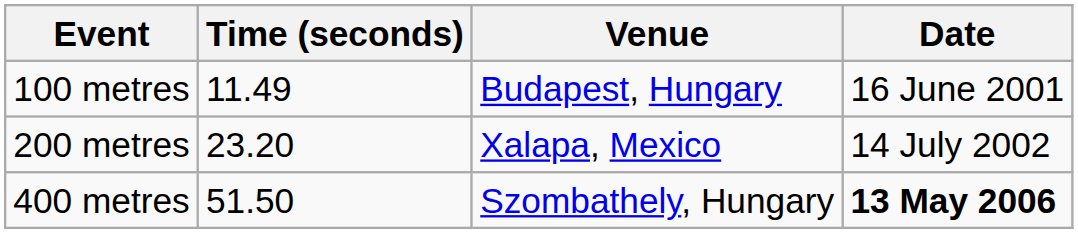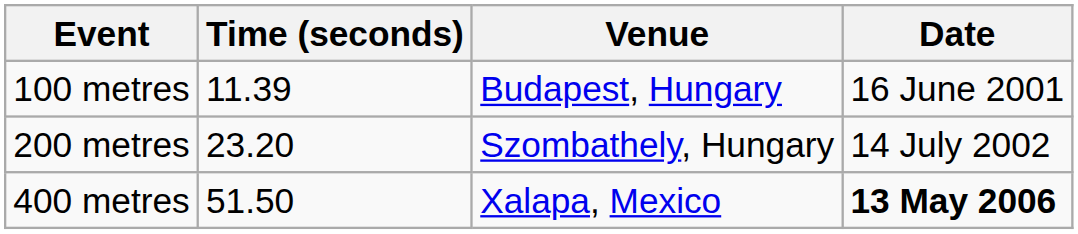(249, 89) 11.49 -> (249, 89) 11.39
(601, 145) Xalapa, Mexico -> (657, 145) Szombathely, Hungary
(657, 201) Szombathely, Hungary -> (601, 201) Xalapa, Mexico
